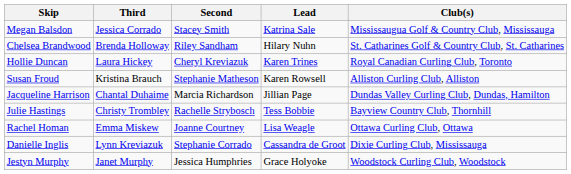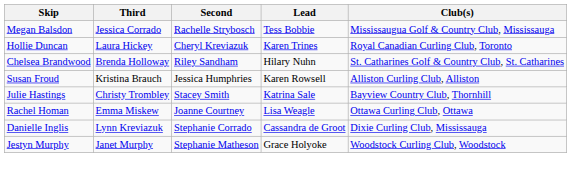(202, 29) Stacey Smith -> (214, 29) Rachelle Strybosch
(289, 29) Katrina Sale -> (289, 29) Tess Bobbie
rows swapped: (49, 45) <-> (37, 62)
(216, 78) Stephanie Matheson -> (213, 78) Jessica Humphries
- row: (48, 95)
(214, 111) Rachelle Strybosch -> (202, 95) Stacey Smith
(289, 111) Tess Bobbie -> (289, 95) Katrina Sale
(213, 161) Jessica Humphries -> (216, 144) Stephanie Matheson
